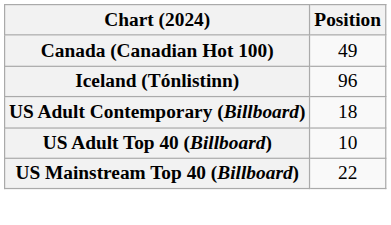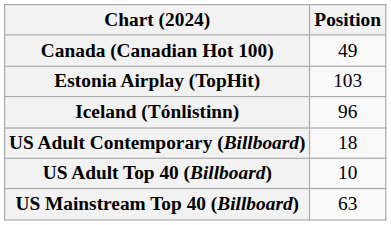+ row: (157, 81)
(348, 173) 22 -> (348, 204) 63
